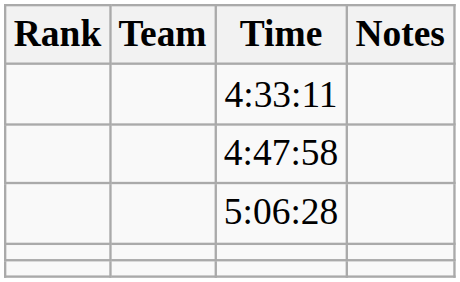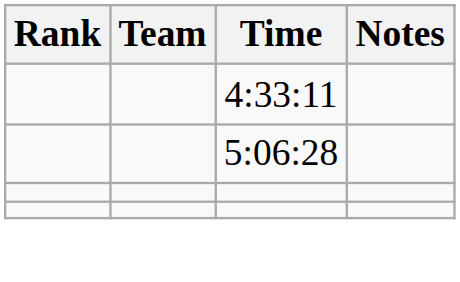- row: (58, 154)
